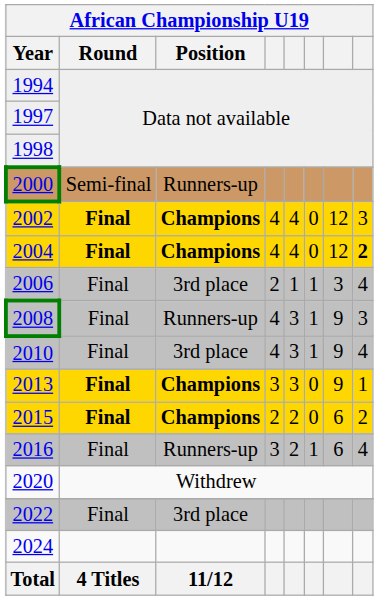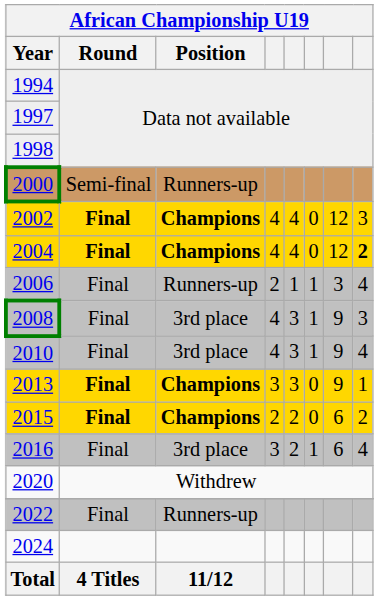(210, 284) 3rd place -> (210, 284) Runners-up
(210, 318) Runners-up -> (210, 318) 3rd place
(210, 449) Runners-up -> (210, 449) 3rd place
(210, 514) 3rd place -> (210, 514) Runners-up
